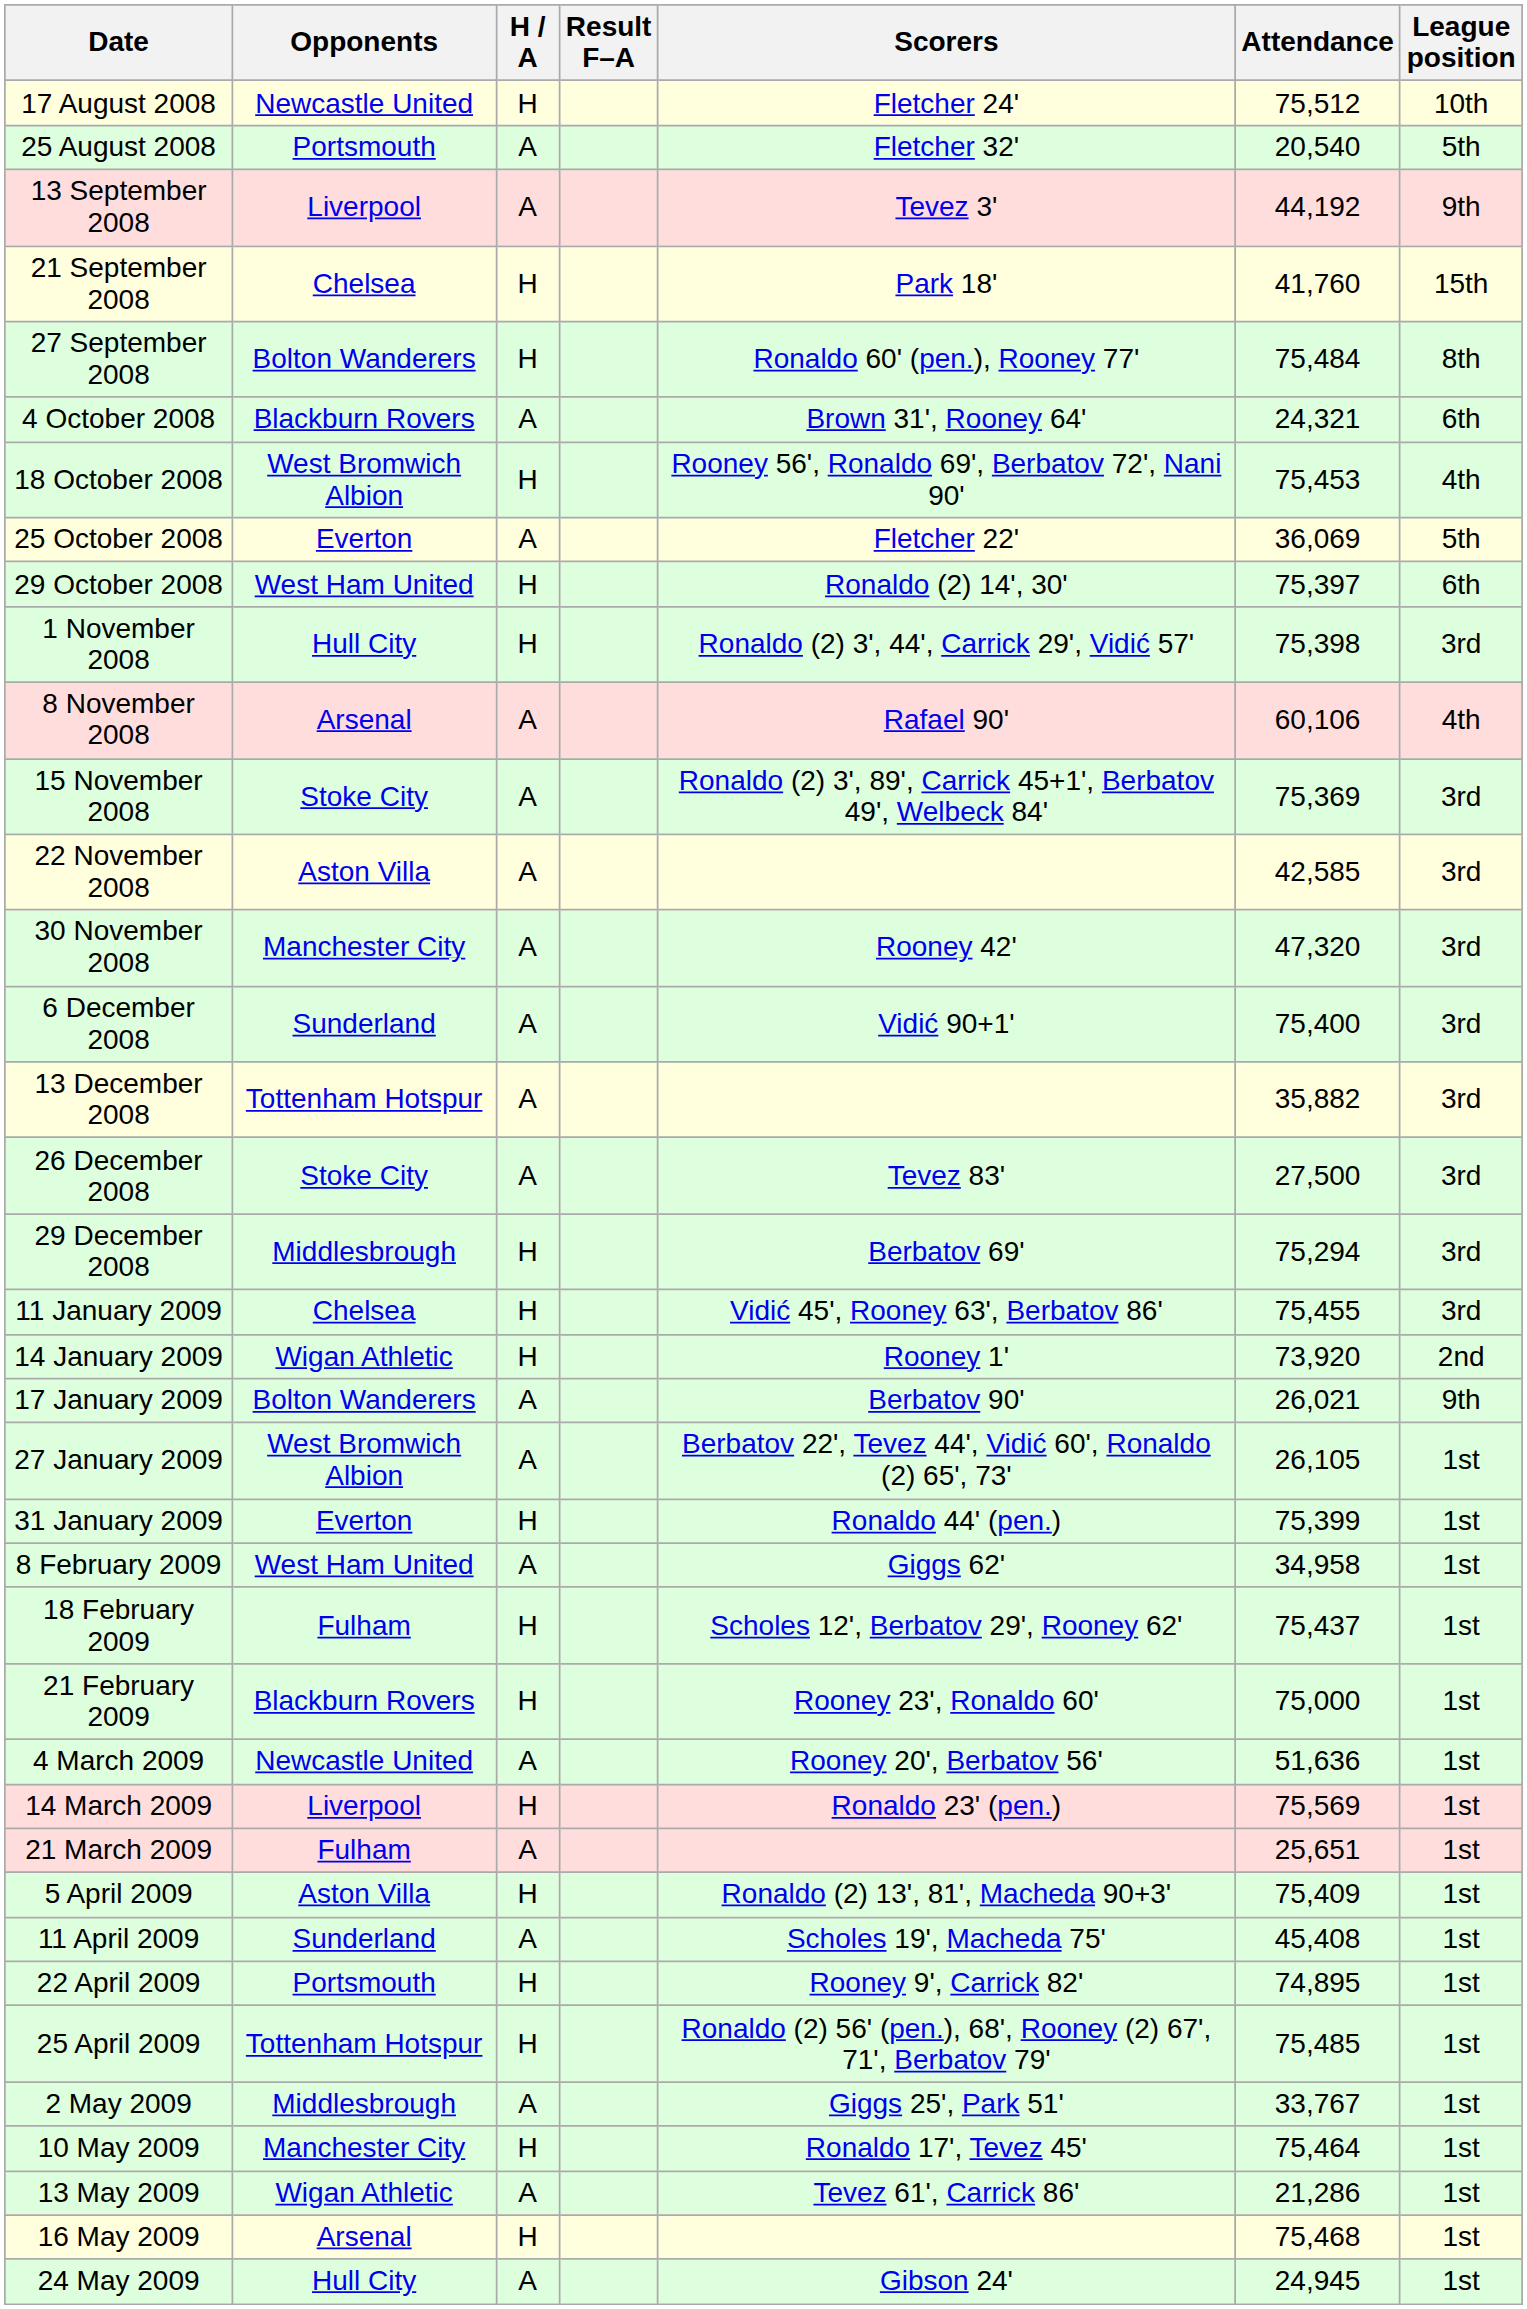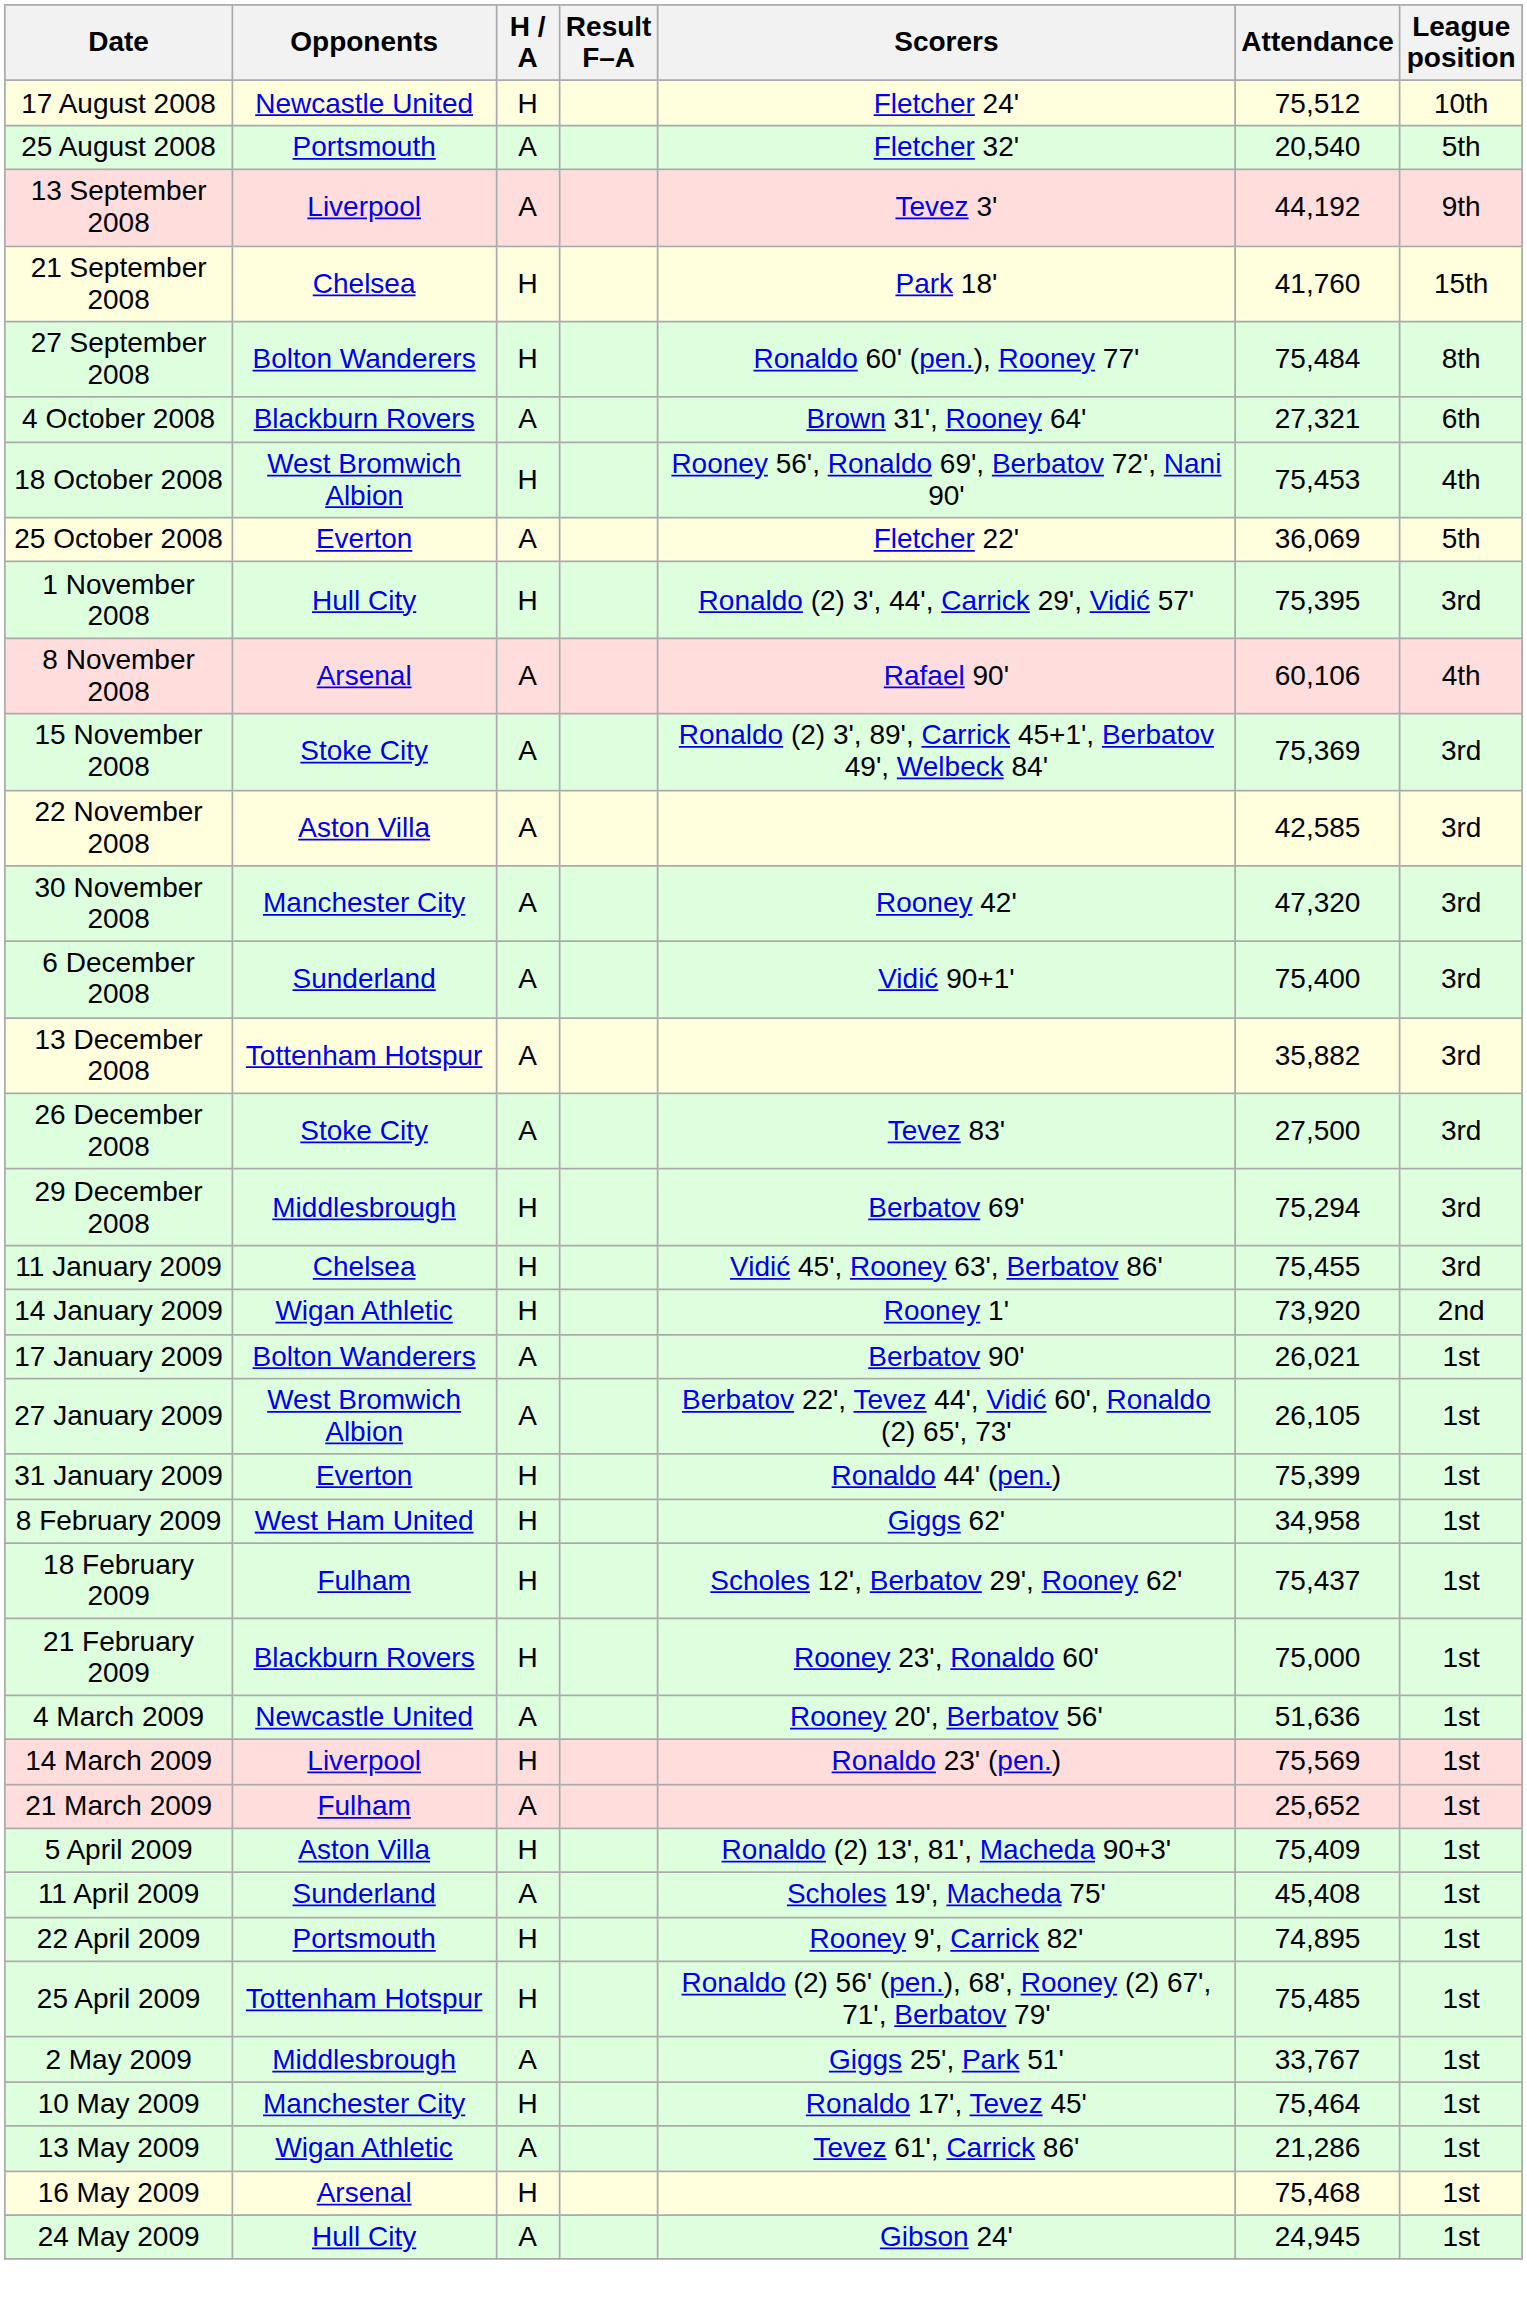(1318, 419) 24,321 -> (1318, 419) 27,321
- row: (119, 583)
(1318, 644) 75,398 -> (1318, 599) 75,395
(1461, 1400) 9th -> (1461, 1355) 1st
(528, 1564) A -> (528, 1520) H
(1318, 1849) 25,651 -> (1318, 1805) 25,652
